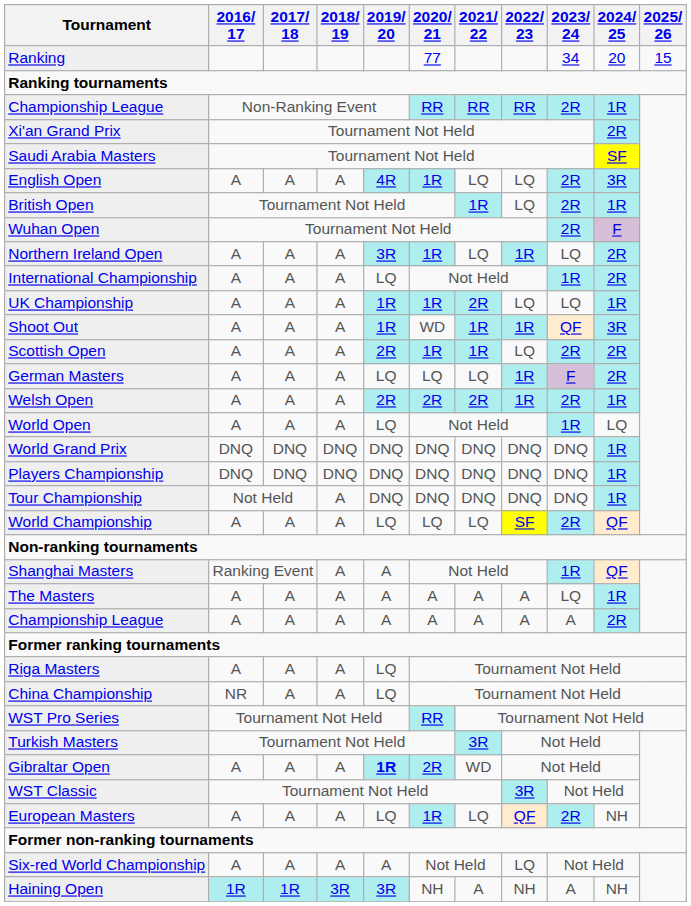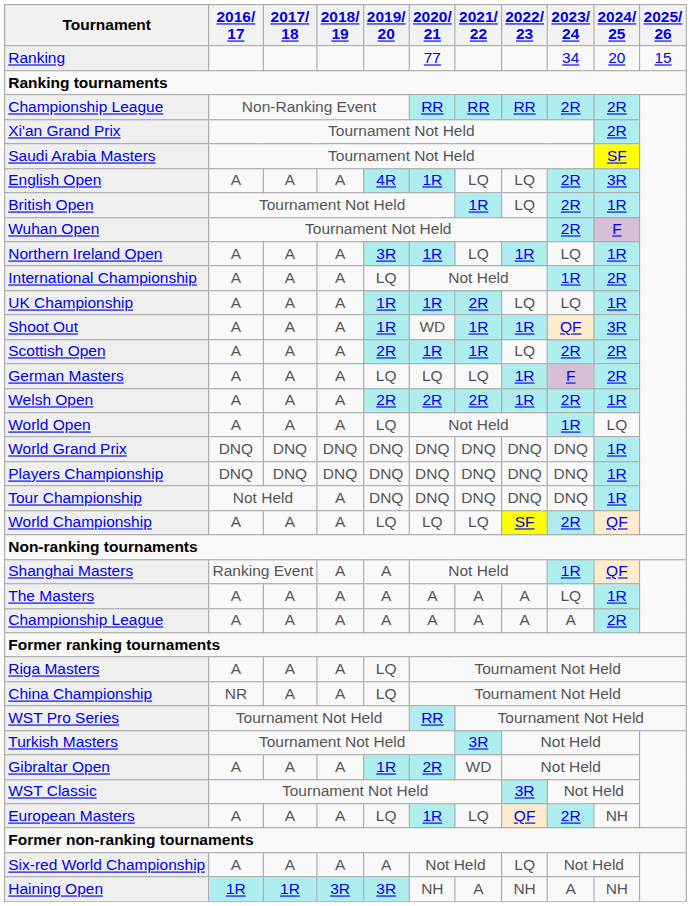(617, 107) 1R -> (617, 107) 2R
(617, 253) 2R -> (617, 253) 1R
(386, 767) bold -> (386, 767) normal
